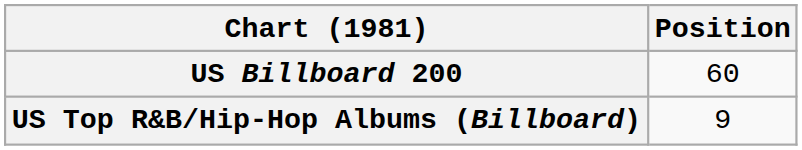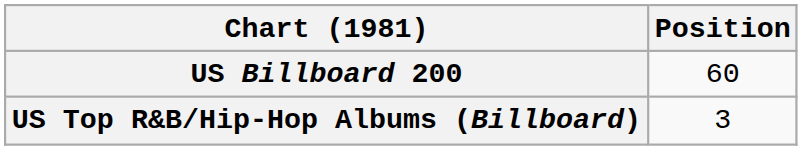(723, 121) 9 -> (723, 121) 3
